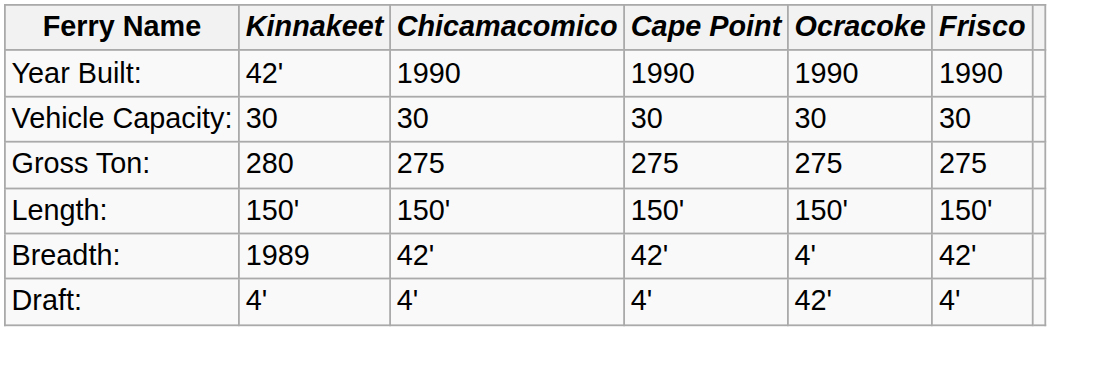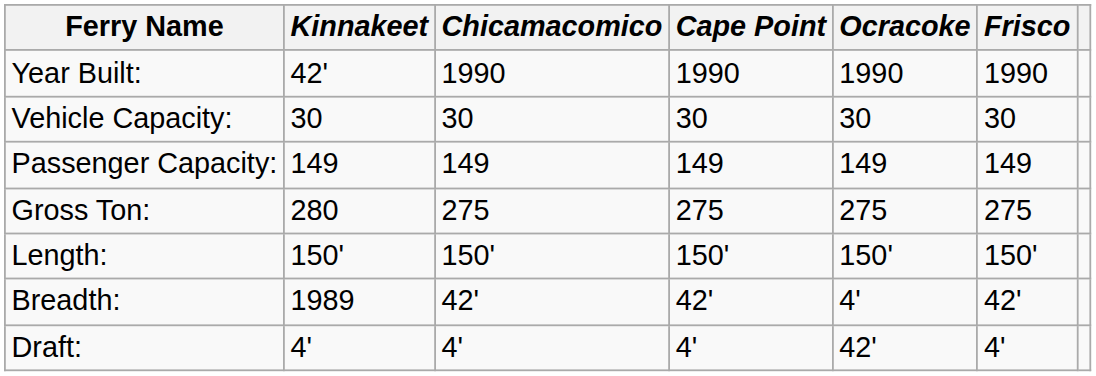+ row: (144, 164)
